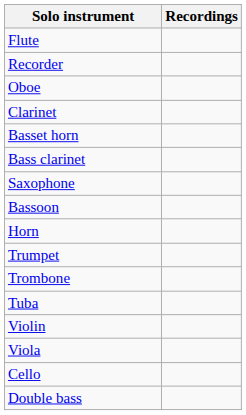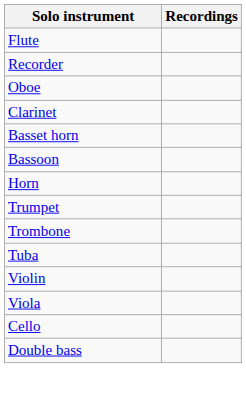- row: (47, 159)
- row: (41, 183)
